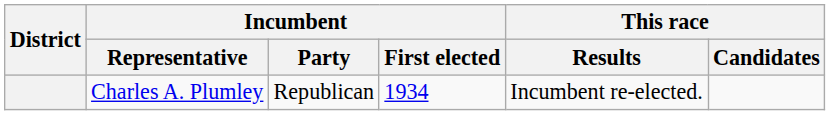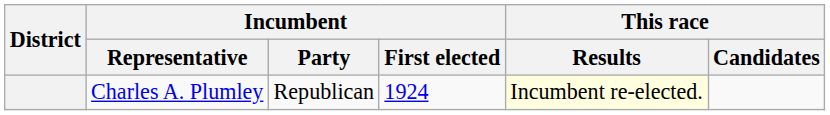(406, 92) 1934 -> (406, 92) 1924
(607, 92) no background -> (607, 92) lightyellow background
